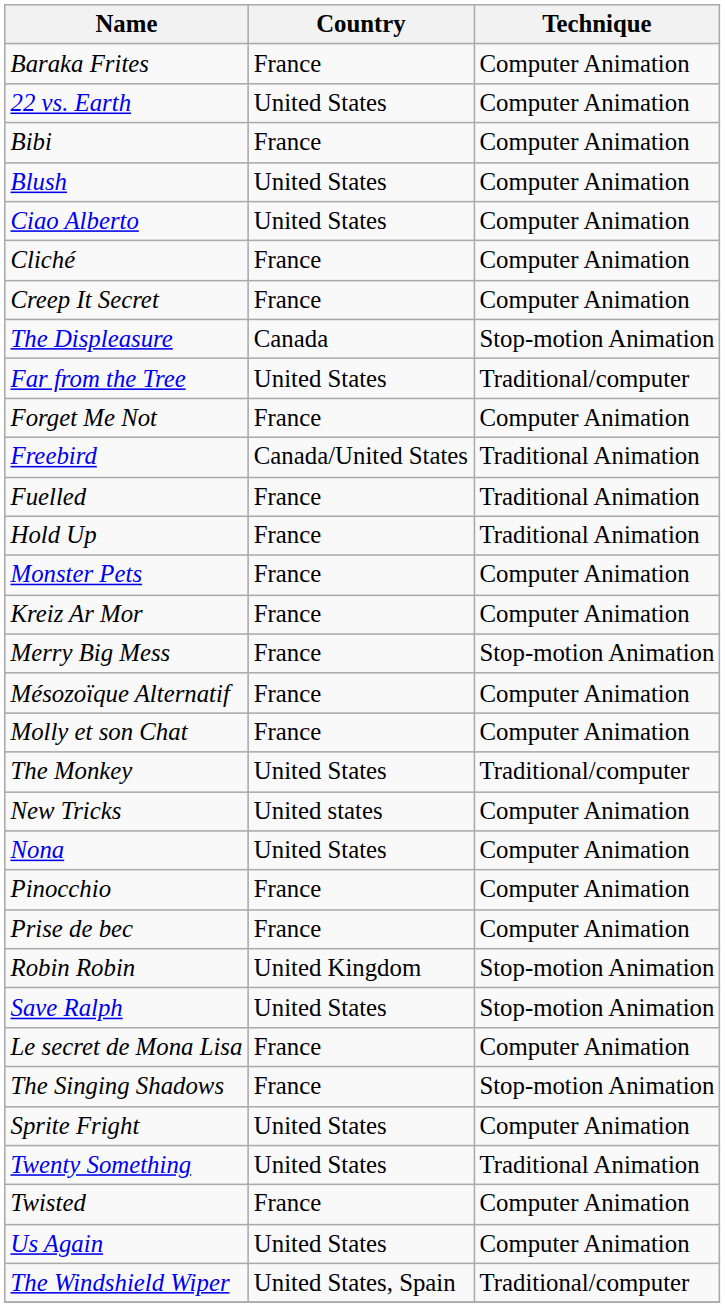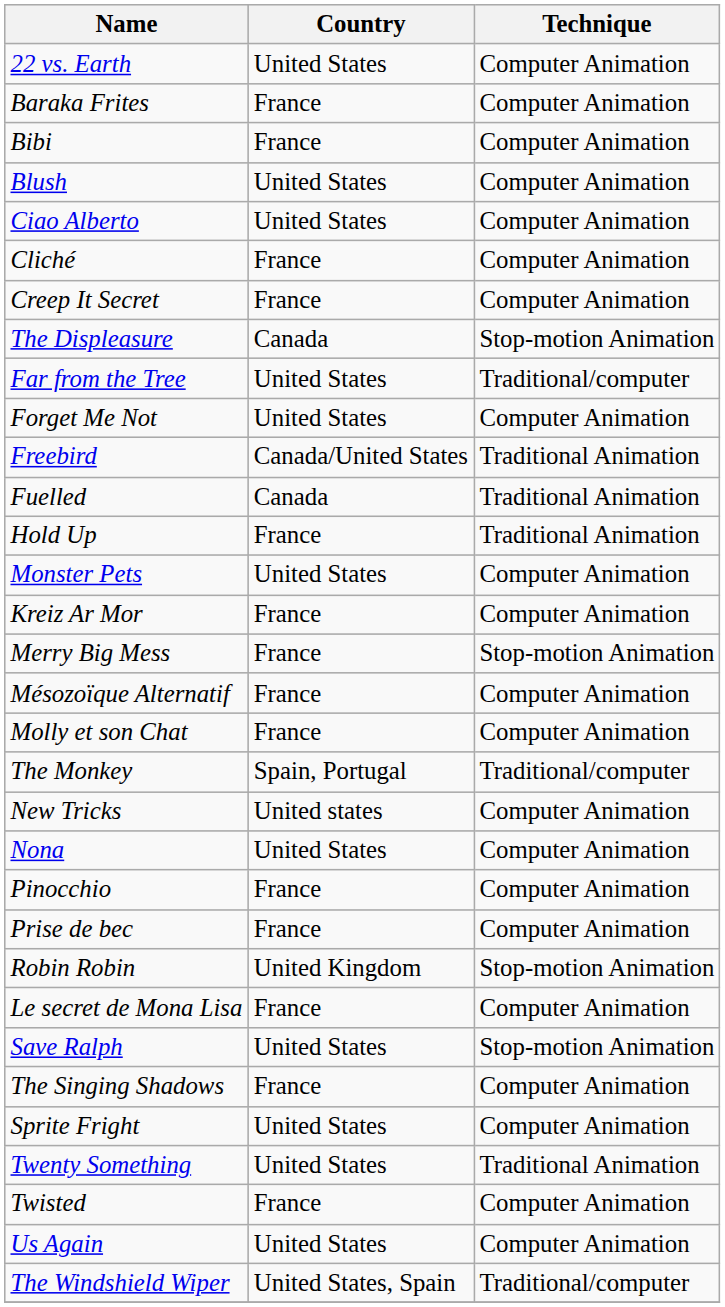rows swapped: (71, 102) <-> (80, 63)
(288, 417) France -> (320, 417) United States
(288, 496) France -> (291, 496) Canada
(288, 574) France -> (320, 574) United States
(320, 771) United States -> (330, 771) Spain, Portugal
rows swapped: (67, 1007) <-> (126, 1046)
(597, 1086) Stop-motion Animation -> (584, 1086) Computer Animation
